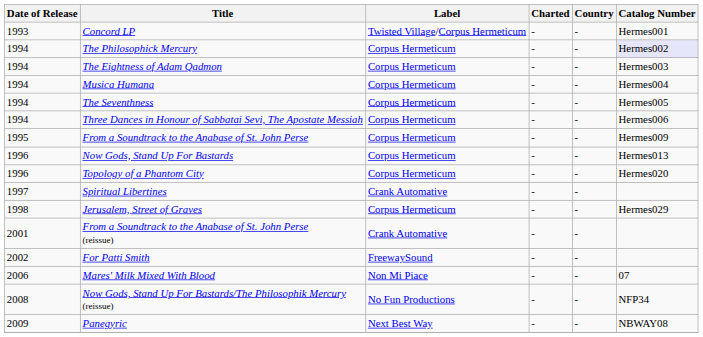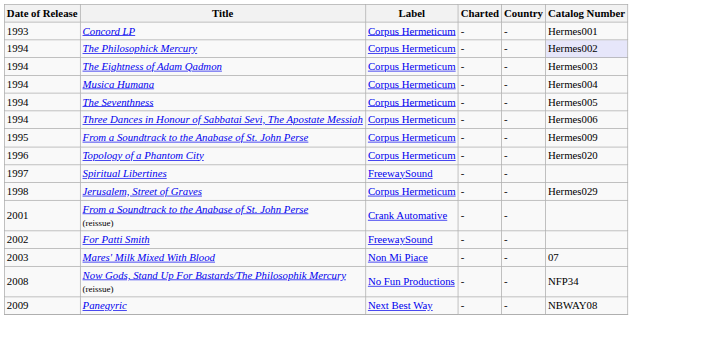(447, 31) Twisted Village/Corpus Hermeticum -> (412, 31) Corpus Hermeticum
- row: (158, 155)
(408, 191) Crank Automative -> (400, 173) FreewaySound
(18, 275) 2006 -> (18, 257) 2003
